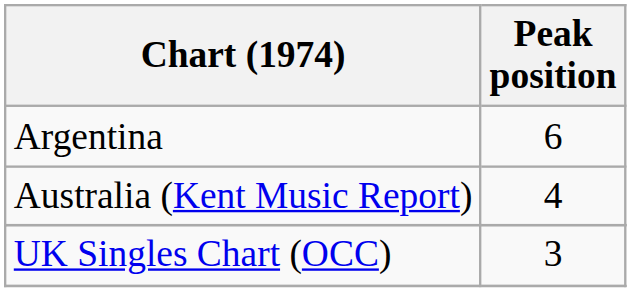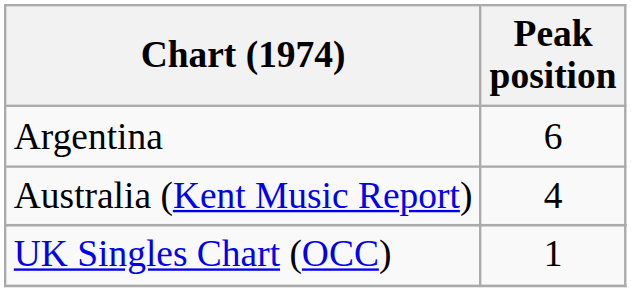(553, 254) 3 -> (553, 254) 1
